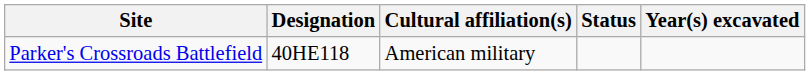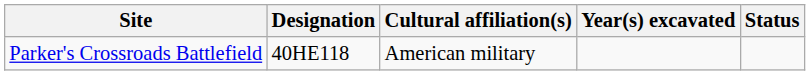columns swapped: (722, 20) <-> (609, 20)
